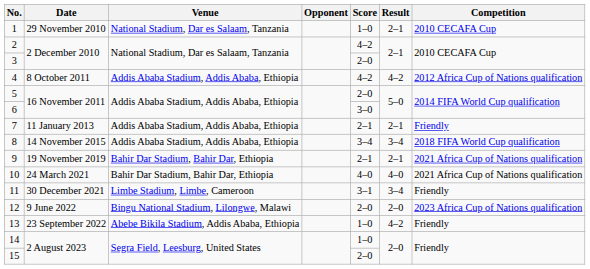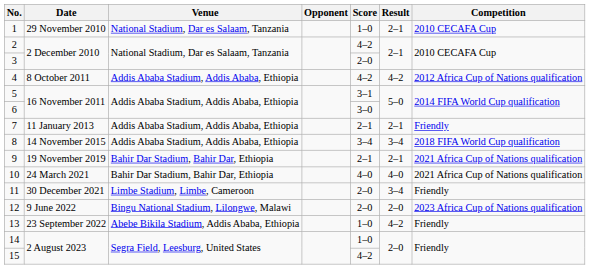(365, 93) 2–0 -> (365, 93) 3–1
(365, 191) 3–1 -> (365, 191) 2–0
(365, 256) 2–0 -> (365, 256) 4–2
